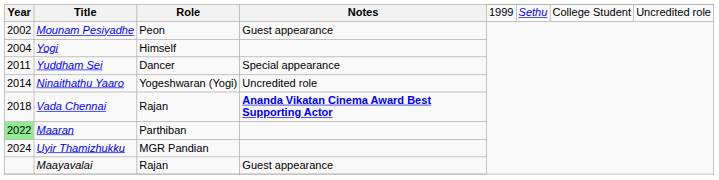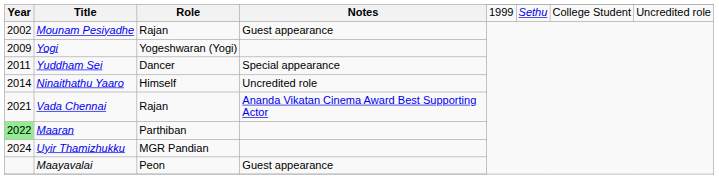(152, 30) Peon -> (154, 30) Rajan
(19, 48) 2004 -> (19, 48) 2009
(158, 48) Himself -> (188, 48) Yogeshwaran (Yogi)
(188, 83) Yogeshwaran (Yogi) -> (158, 83) Himself
(19, 107) 2018 -> (19, 107) 2021
(337, 107) bold -> (359, 107) normal
(154, 165) Rajan -> (152, 165) Peon
